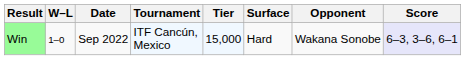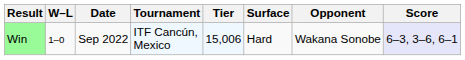(223, 38) 15,000 -> (223, 38) 15,006
